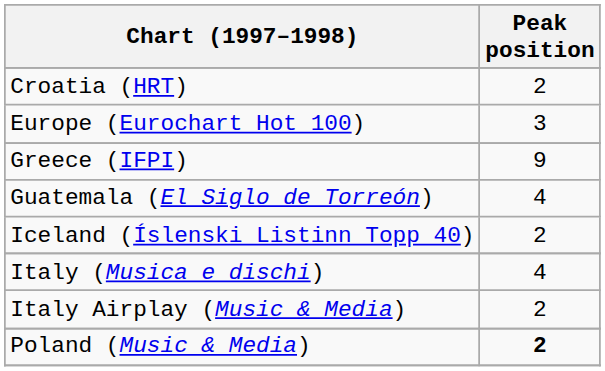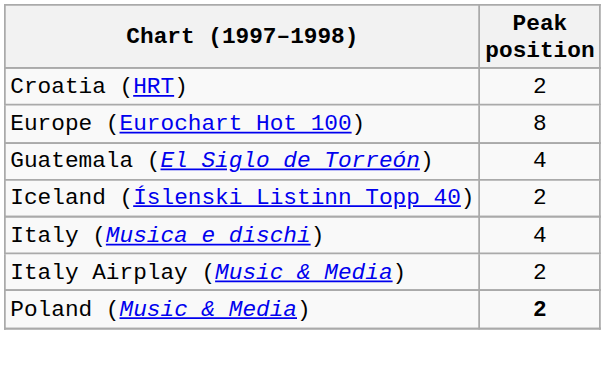(540, 124) 3 -> (540, 124) 8
- row: (99, 161)
